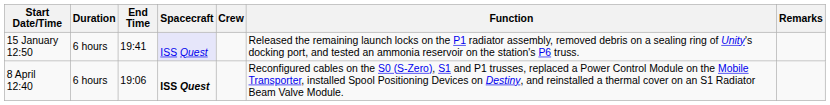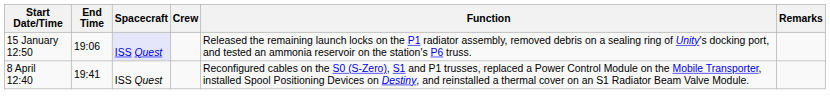- column: (94, 18)
(133, 46) 19:41 -> (87, 46) 19:06
(133, 80) 19:06 -> (87, 74) 19:41
(185, 86) bold -> (139, 80) normal
